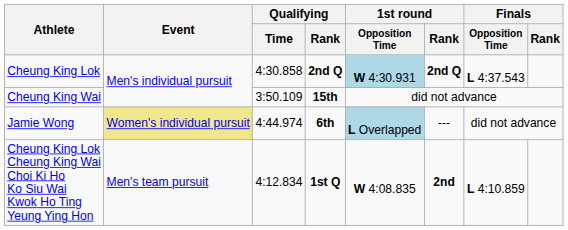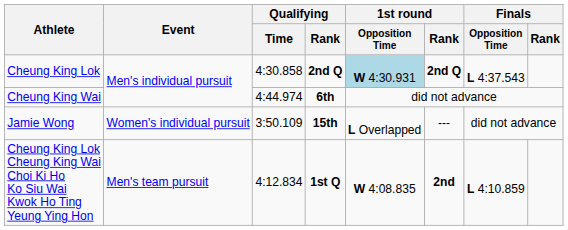(279, 98) 3:50.109 -> (279, 98) 4:44.974
(325, 98) 15th -> (325, 98) 6th
(178, 123) khaki background -> (178, 123) no background
(279, 123) 4:44.974 -> (279, 123) 3:50.109
(325, 123) 6th -> (325, 123) 15th
(385, 130) lightblue background -> (385, 130) no background
